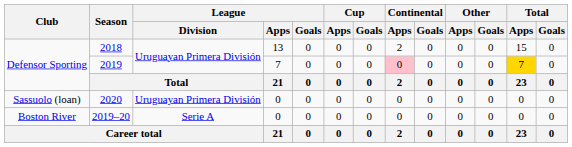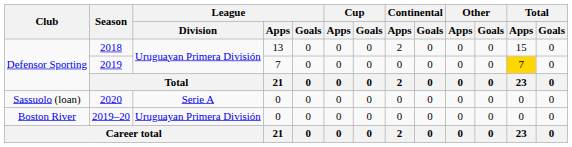(400, 64) pink background -> (400, 64) no background
(198, 99) Uruguayan Primera División -> (198, 99) Serie A
(198, 116) Serie A -> (198, 116) Uruguayan Primera División
